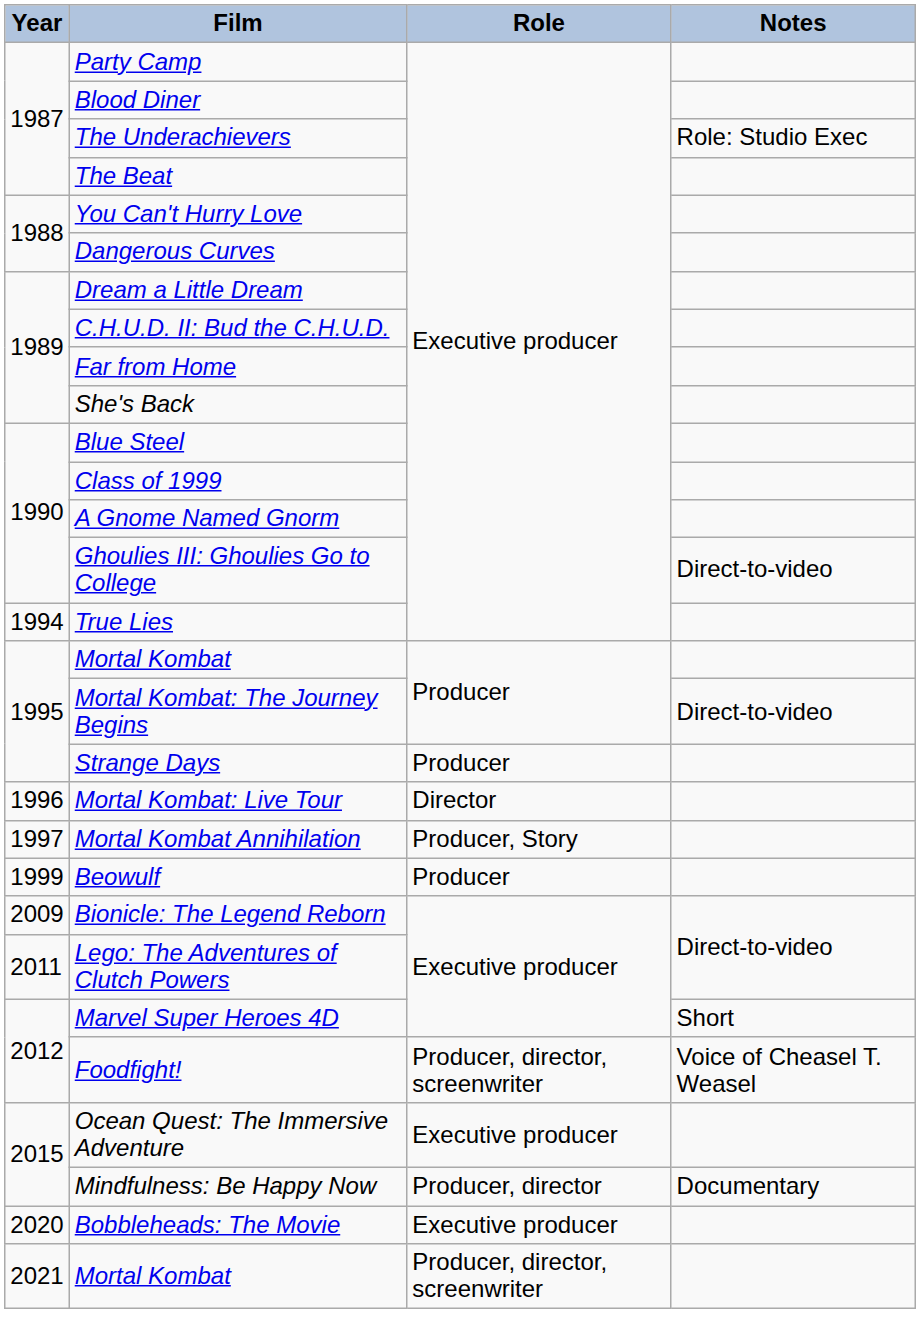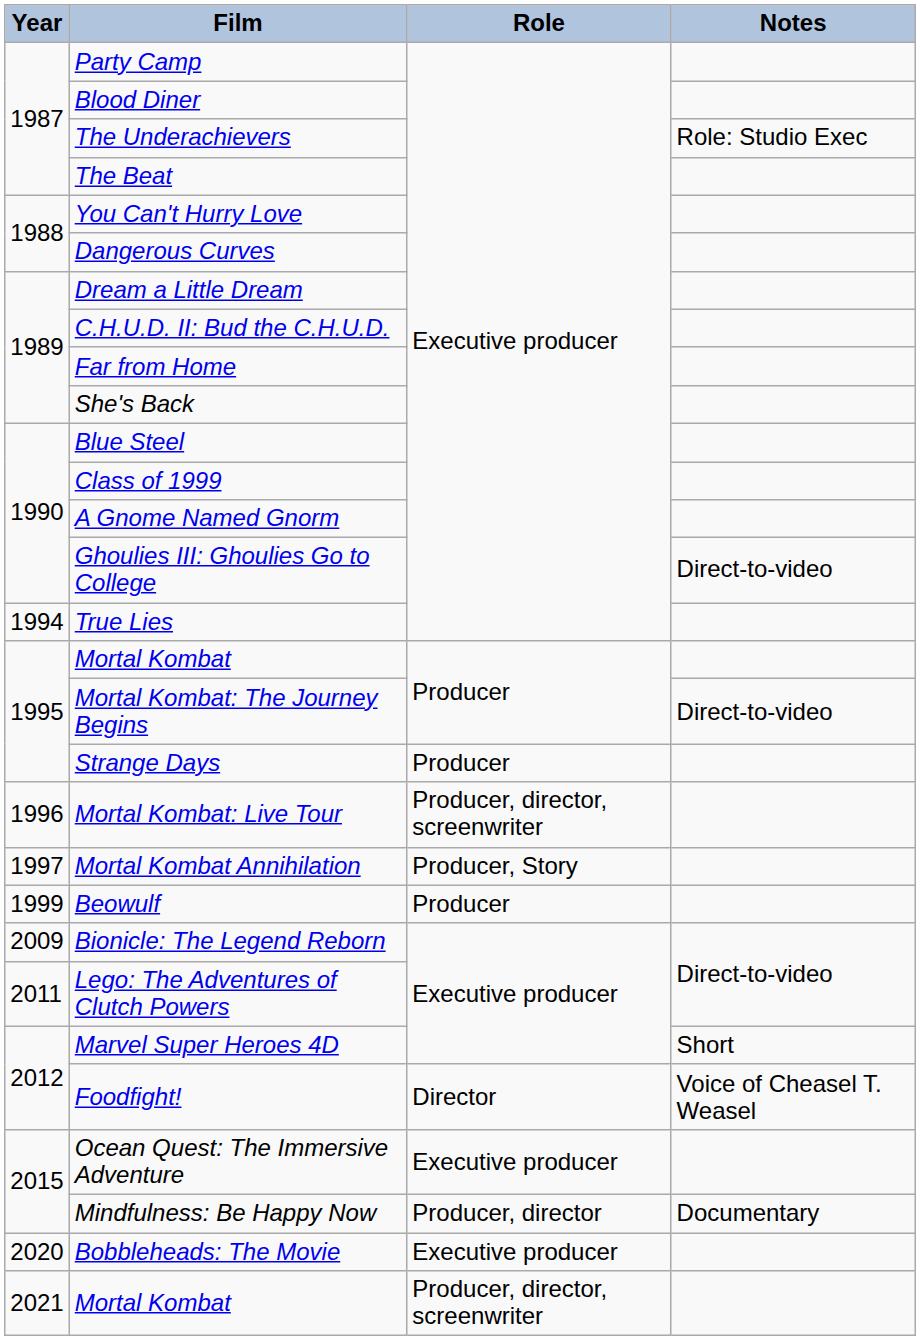(454, 800) Director -> (510, 814) Producer, director, screenwriter
(510, 1069) Producer, director, screenwriter -> (454, 1096) Director
